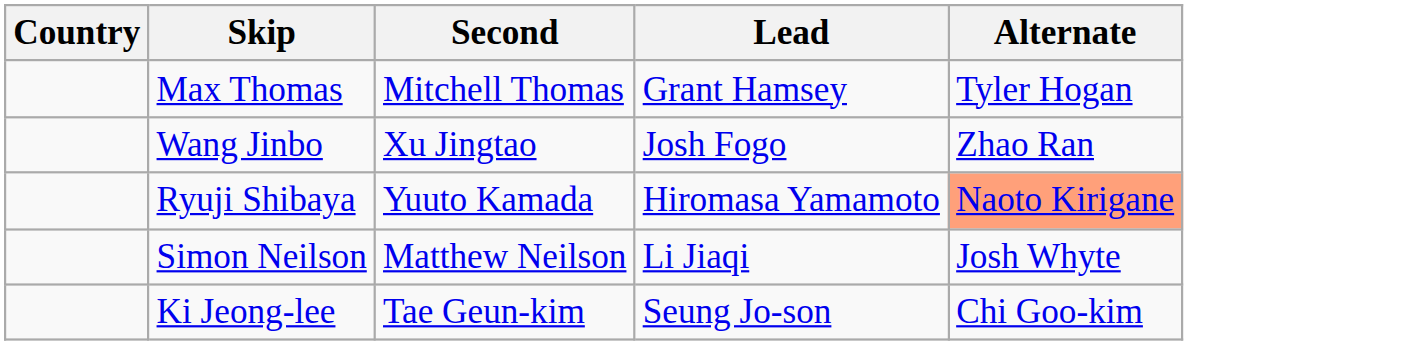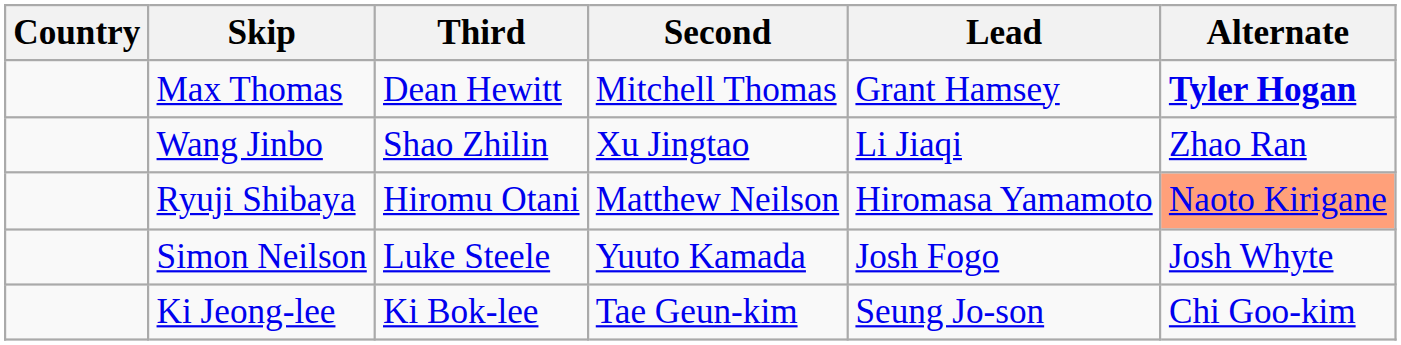+ column: (481, 32)
(1044, 88) normal -> (1263, 88) bold
(715, 144) Josh Fogo -> (909, 144) Li Jiaqi
(488, 199) Yuuto Kamada -> (717, 199) Matthew Neilson
(505, 255) Matthew Neilson -> (701, 255) Yuuto Kamada
(696, 255) Li Jiaqi -> (927, 255) Josh Fogo
